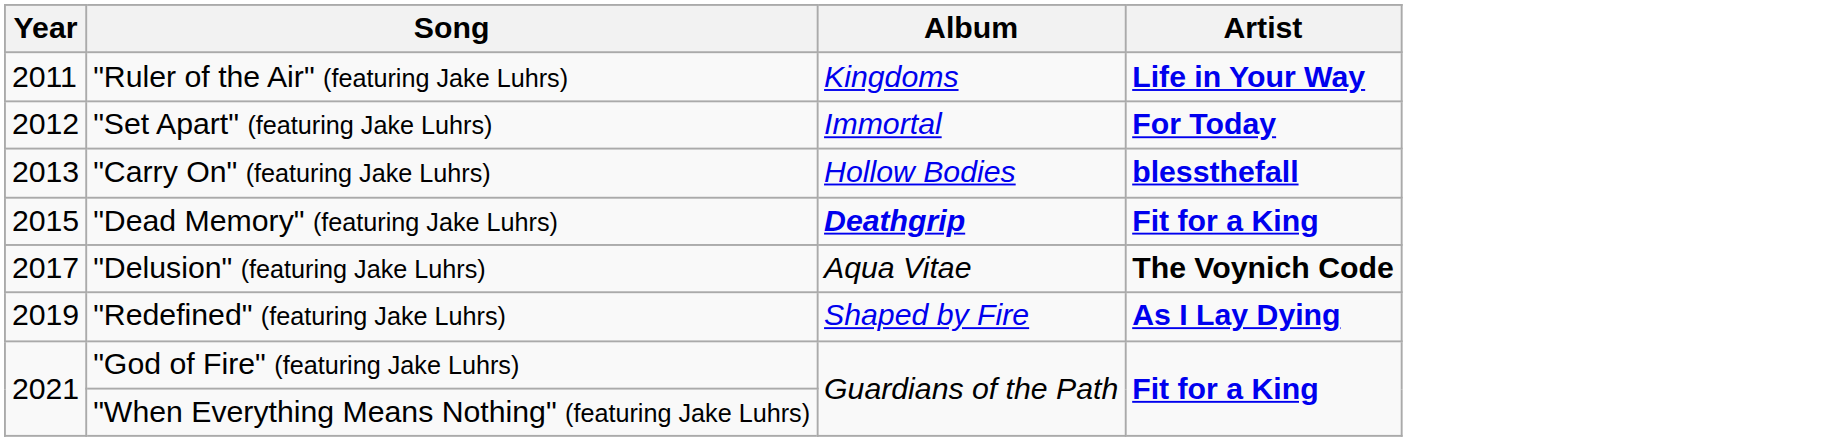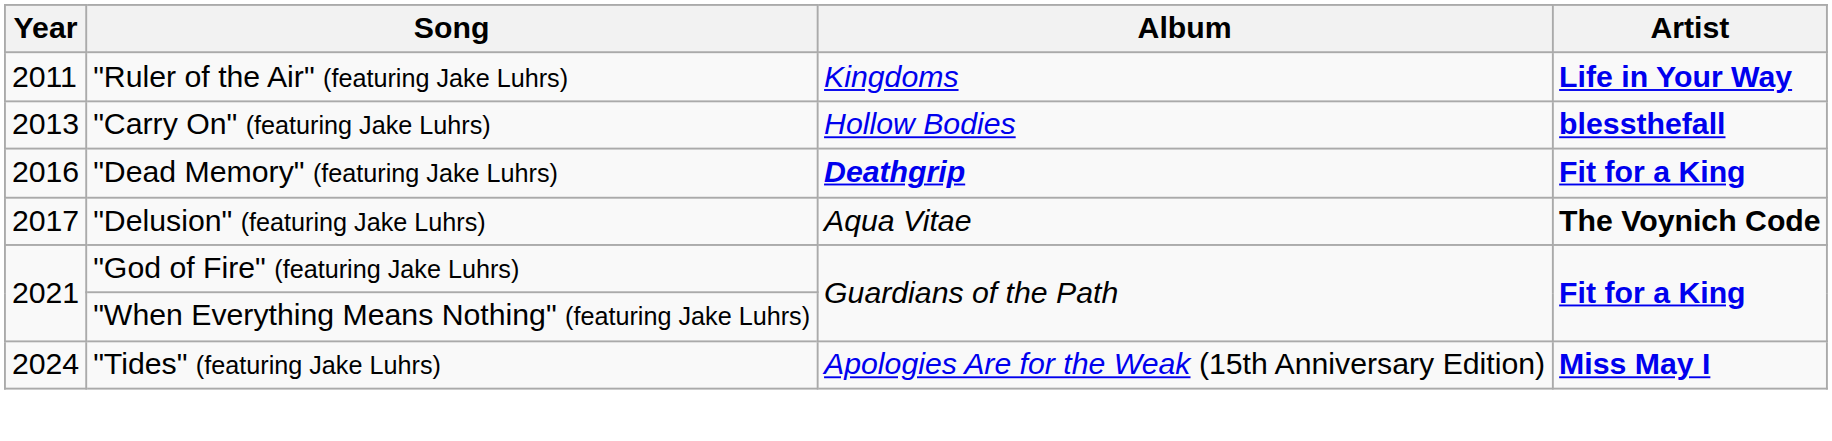- row: (293, 124)
(46, 220) 2015 -> (46, 172) 2016
- row: (300, 316)
+ row: (267, 364)
